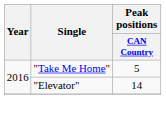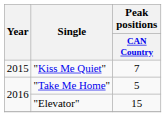+ row: (70, 68)
(137, 85) 14 -> (137, 103) 15
